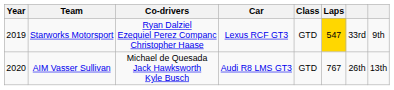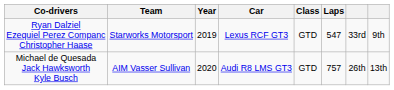columns swapped: (16, 12) <-> (167, 12)
(334, 35) gold background -> (334, 35) no background
(334, 69) 767 -> (334, 69) 757
